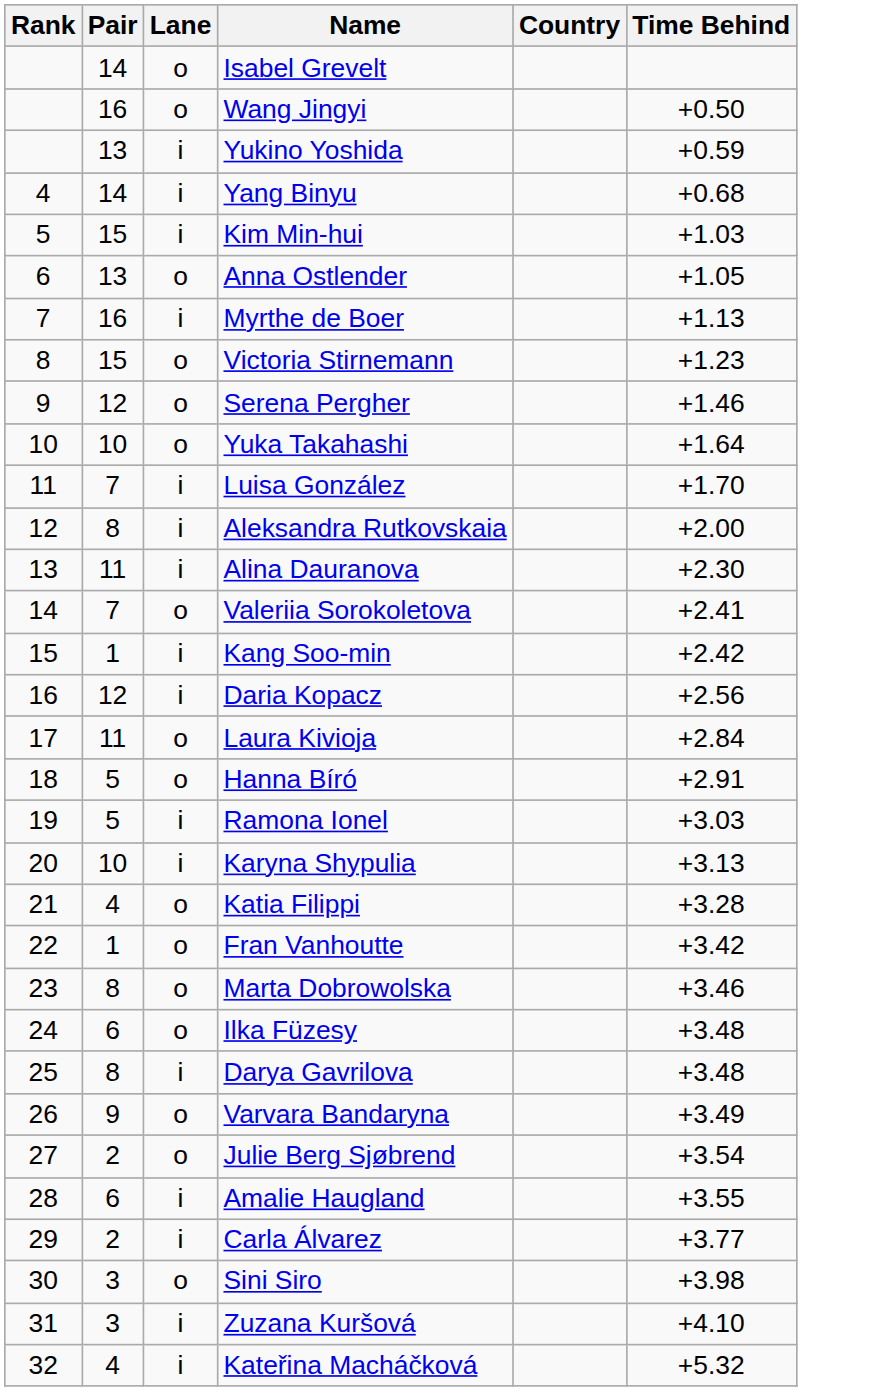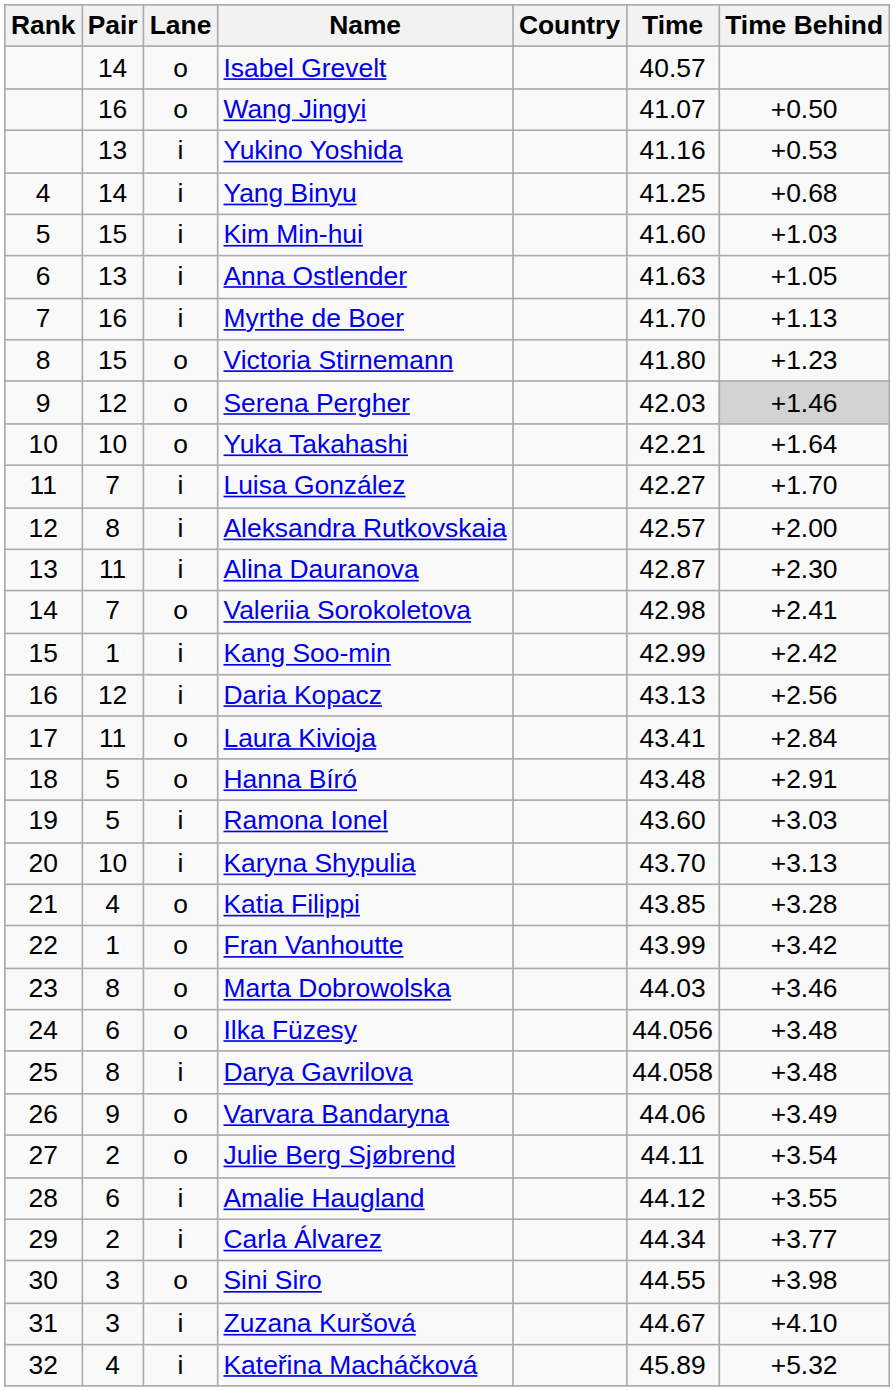+ column: (673, 25)
(711, 151) +0.59 -> (804, 151) +0.53
(181, 276) o -> (181, 276) i
(711, 402) no background -> (804, 402) lightgrey background
